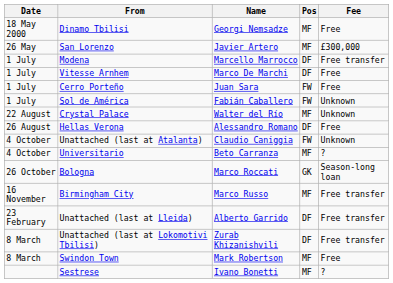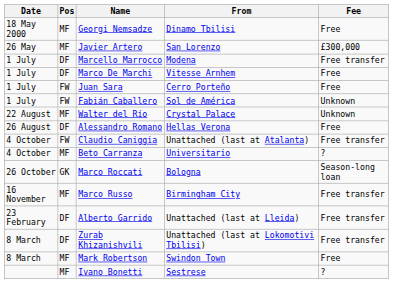columns swapped: (309, 11) <-> (135, 11)
(338, 141) Unknown -> (353, 141) Free transfer
